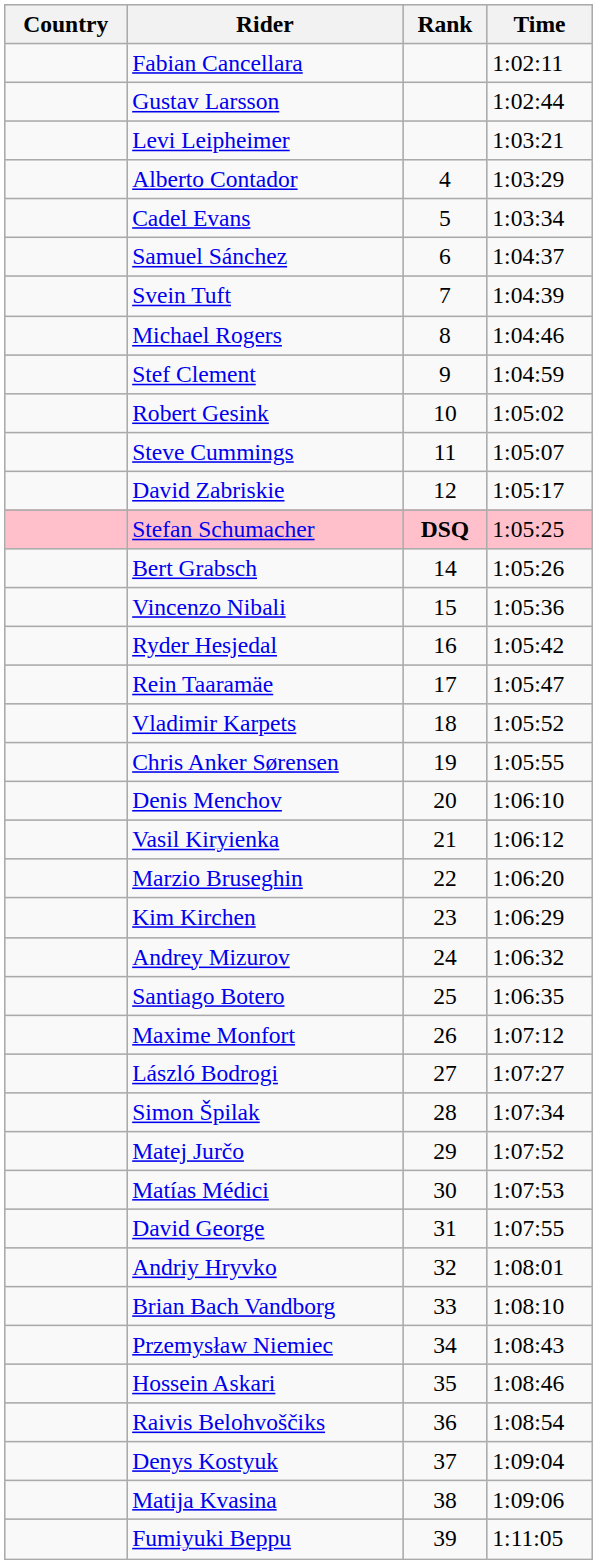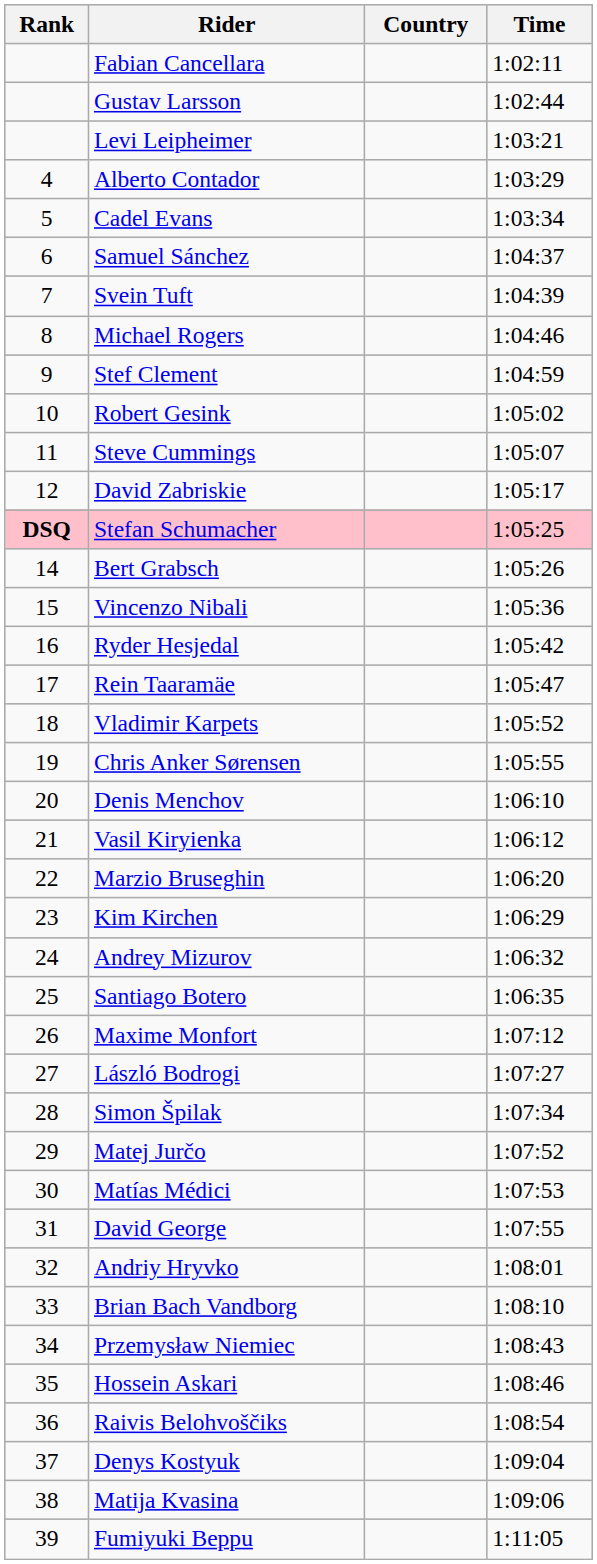columns swapped: (445, 24) <-> (66, 24)
